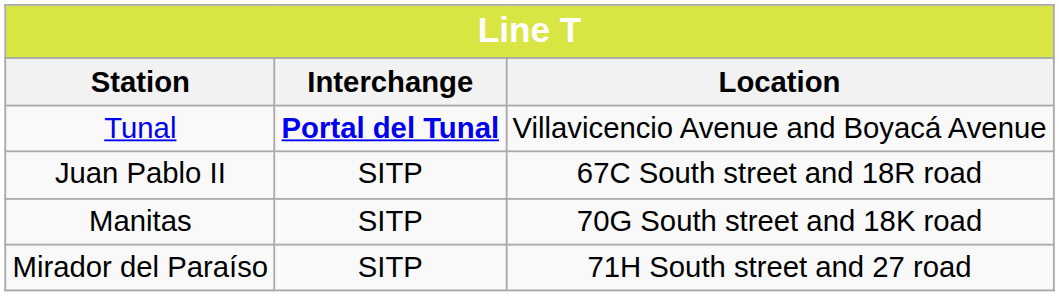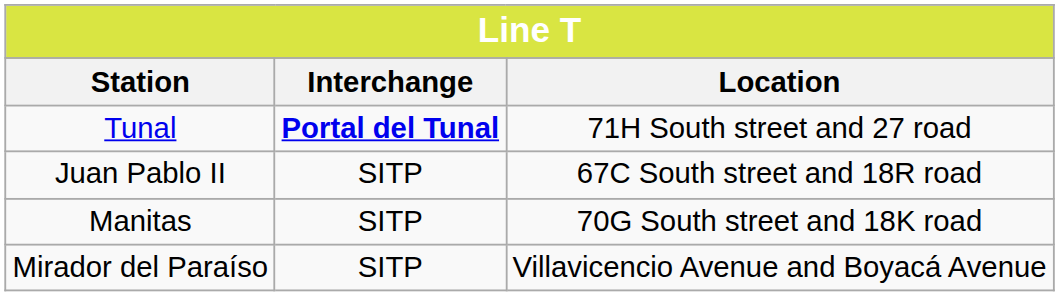(780, 127) Villavicencio Avenue and Boyacá Avenue -> (780, 127) 71H South street and 27 road
(780, 267) 71H South street and 27 road -> (780, 267) Villavicencio Avenue and Boyacá Avenue
